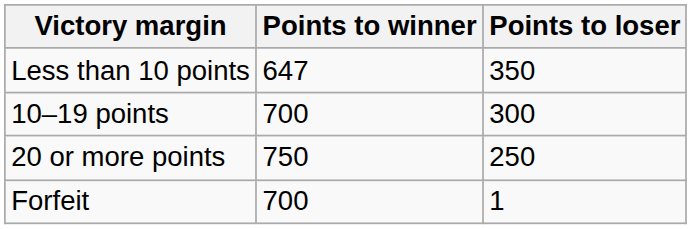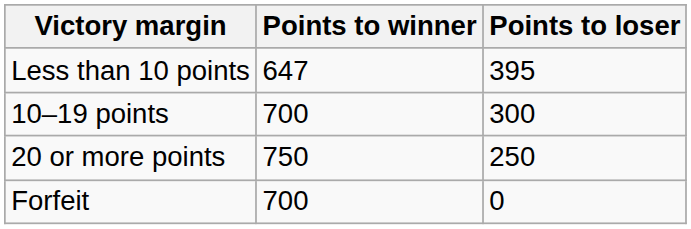(512, 69) 350 -> (512, 69) 395
(497, 200) 1 -> (497, 200) 0
